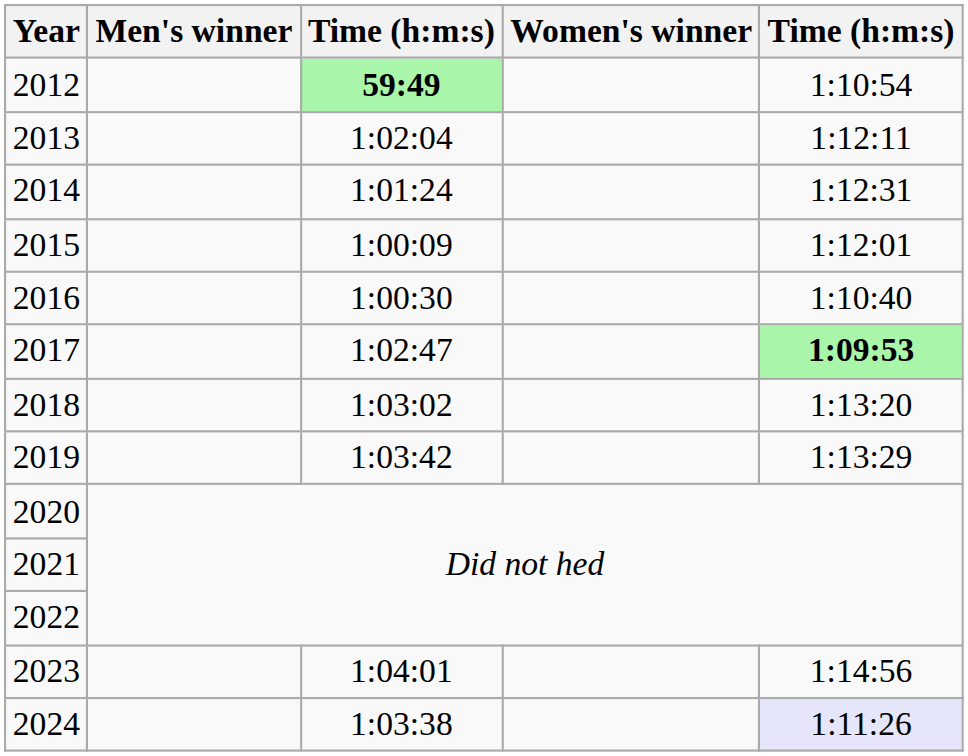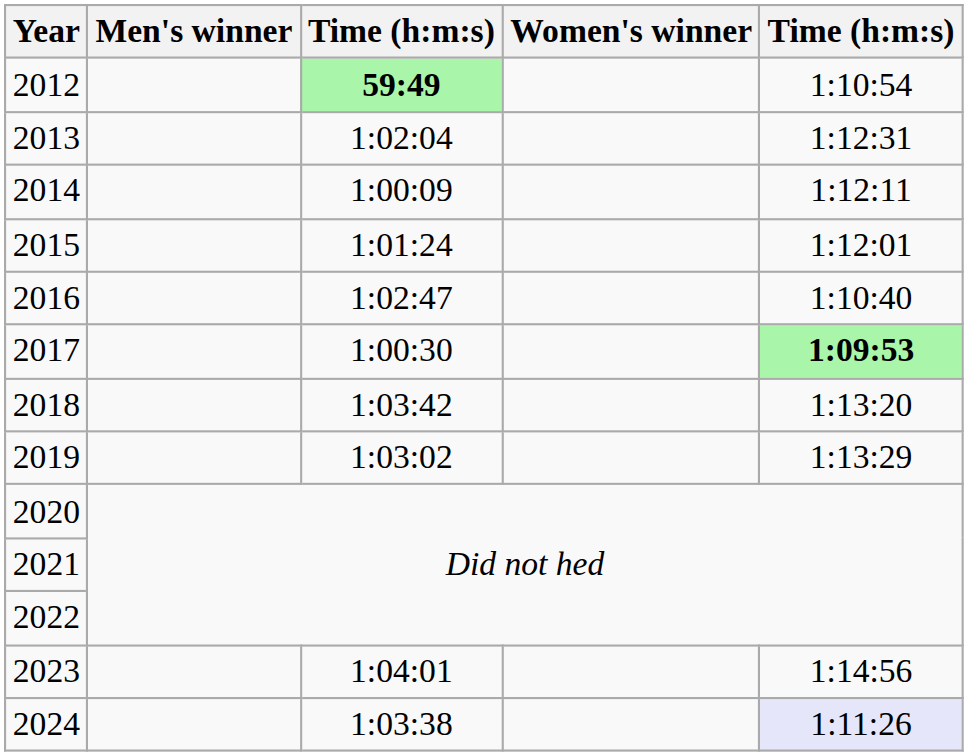(861, 137) 1:12:11 -> (861, 137) 1:12:31
(401, 191) 1:01:24 -> (401, 191) 1:00:09
(861, 191) 1:12:31 -> (861, 191) 1:12:11
(401, 244) 1:00:09 -> (401, 244) 1:01:24
(401, 297) 1:00:30 -> (401, 297) 1:02:47
(401, 350) 1:02:47 -> (401, 350) 1:00:30
(401, 404) 1:03:02 -> (401, 404) 1:03:42
(401, 457) 1:03:42 -> (401, 457) 1:03:02
